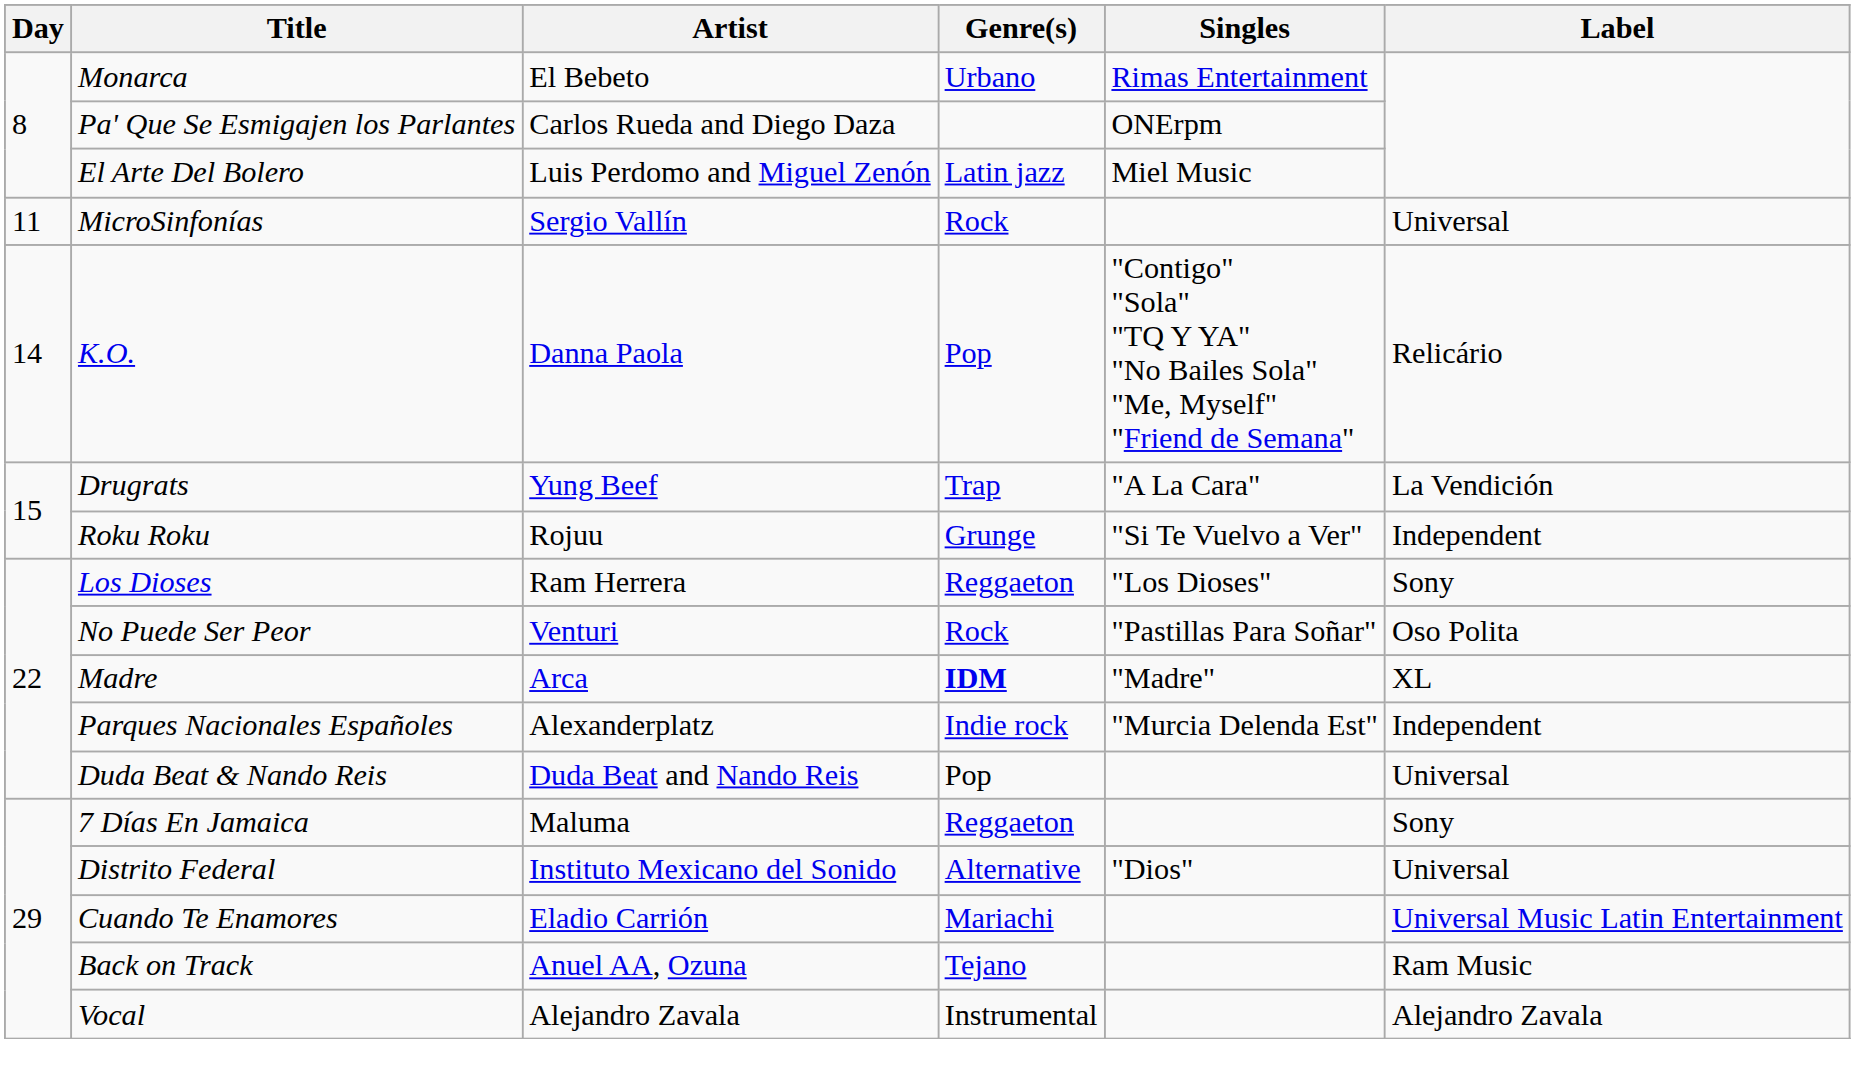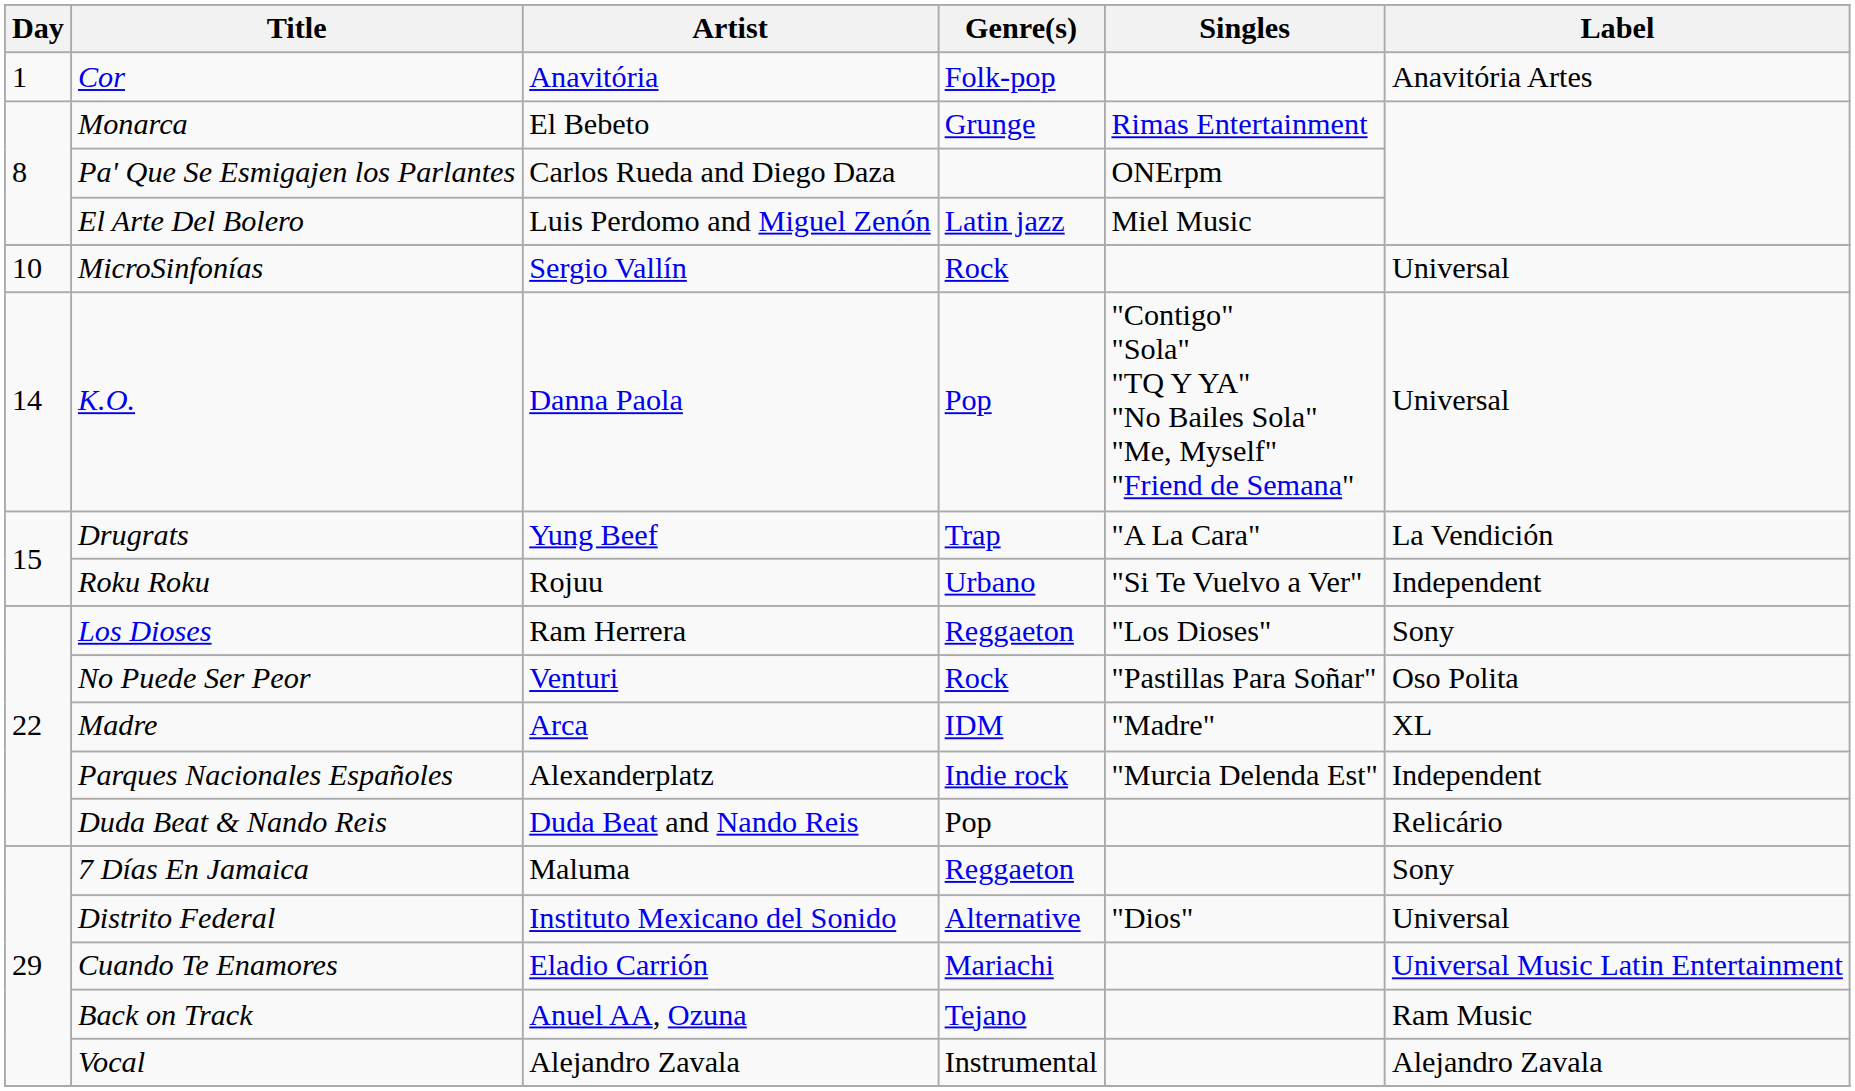+ row: (101, 76)
(990, 76) Urbano -> (990, 124) Grunge
(26, 220) 11 -> (27, 268) 10
(1447, 353) Relicário -> (1451, 401) Universal
(990, 534) Grunge -> (990, 582) Urbano
(976, 678) bold -> (974, 726) normal
(1451, 774) Universal -> (1447, 822) Relicário
